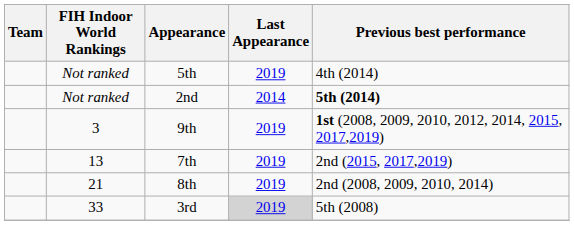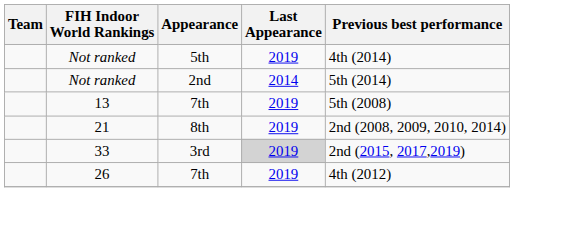(348, 96) bold -> (360, 80) normal
- row: (96, 128)
(384, 160) 2nd (2015, 2017,2019) -> (360, 103) 5th (2008)
(347, 208) 5th (2008) -> (397, 151) 2nd (2015, 2017,2019)
+ row: (102, 174)
